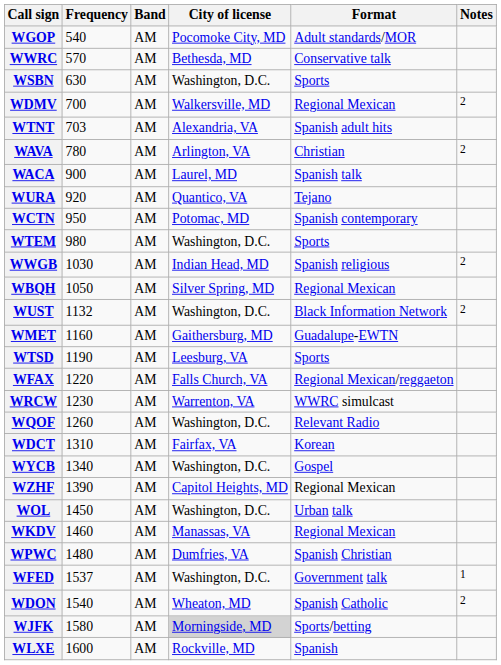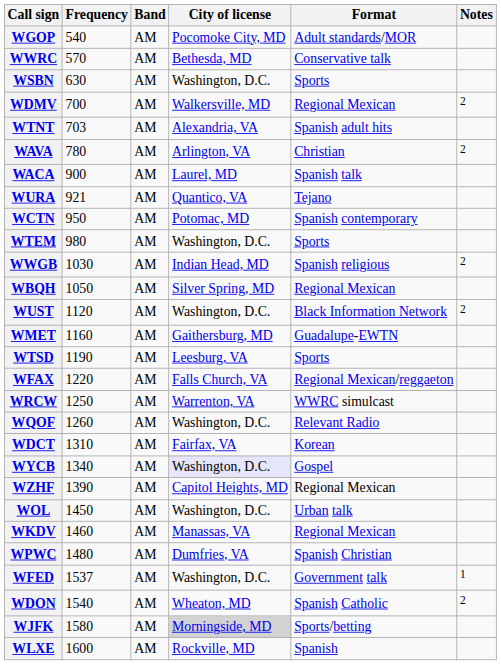(76, 197) 920 -> (76, 197) 921
(79, 312) 1132 -> (79, 312) 1120
(79, 401) 1230 -> (79, 401) 1250
(221, 466) no background -> (221, 466) lavender background
